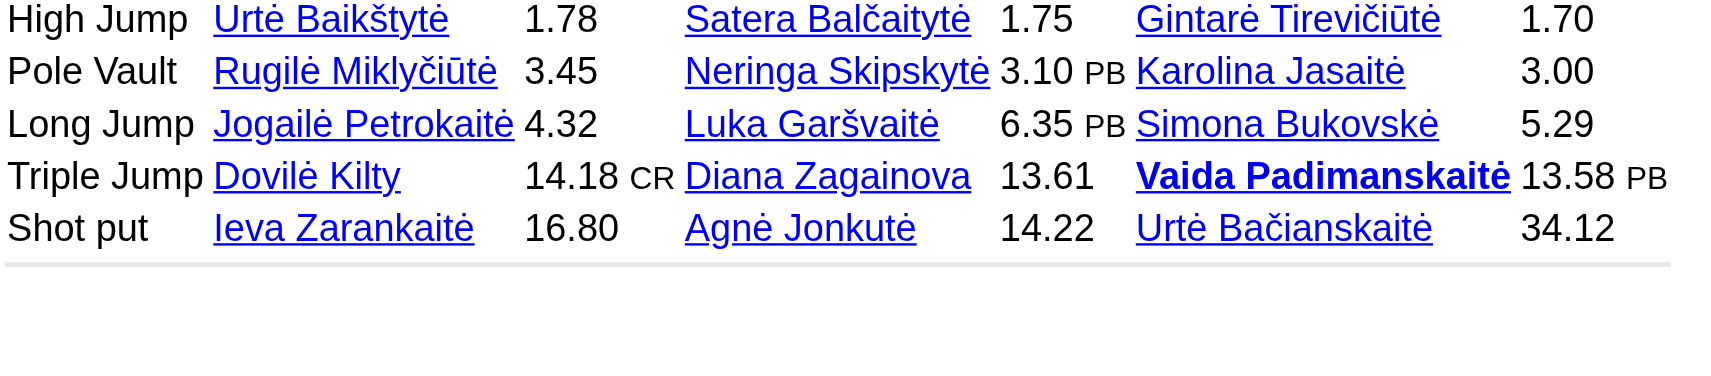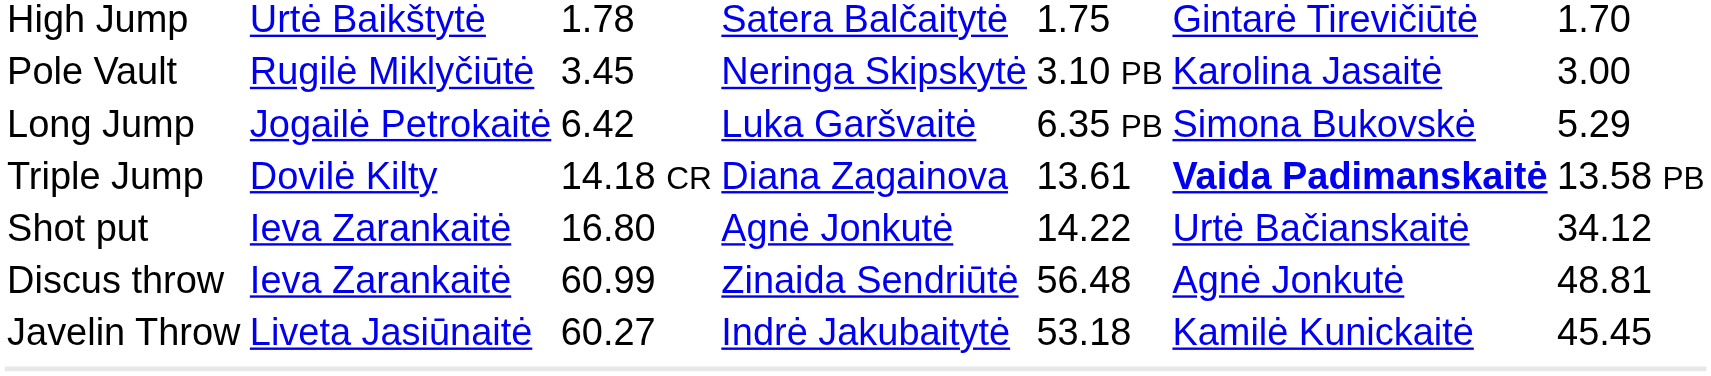(561, 124) 4.32 -> (598, 124) 6.42
+ row: (116, 280)
+ row: (124, 332)
